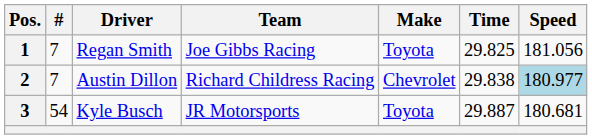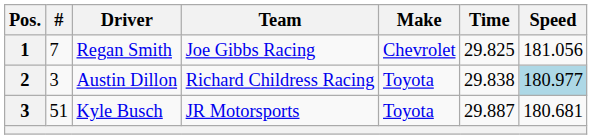(408, 50) Toyota -> (419, 50) Chevrolet
(54, 80) 7 -> (54, 80) 3
(419, 80) Chevrolet -> (408, 80) Toyota
(59, 110) 54 -> (59, 110) 51
